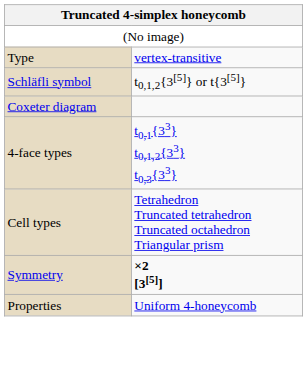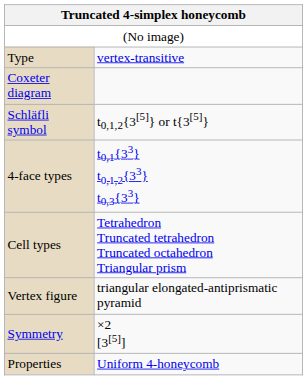rows swapped: (49, 82) <-> (52, 106)
+ row: (42, 295)
(149, 274) bold -> (111, 333) normal
